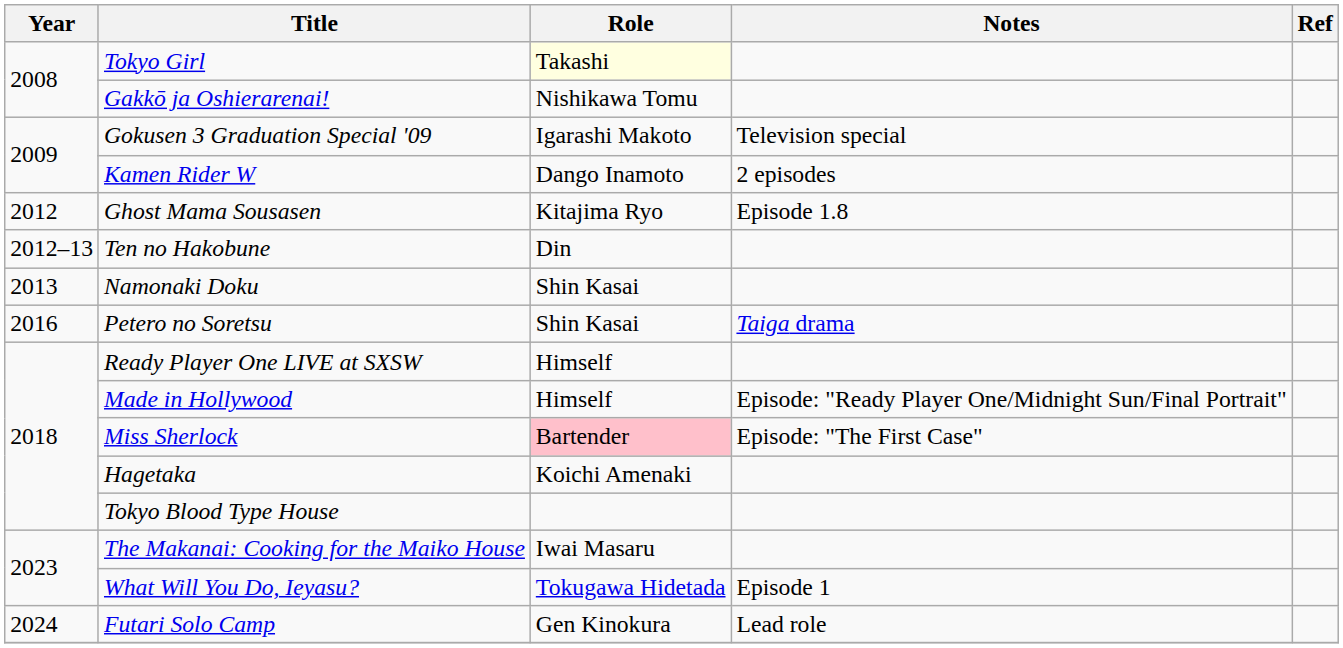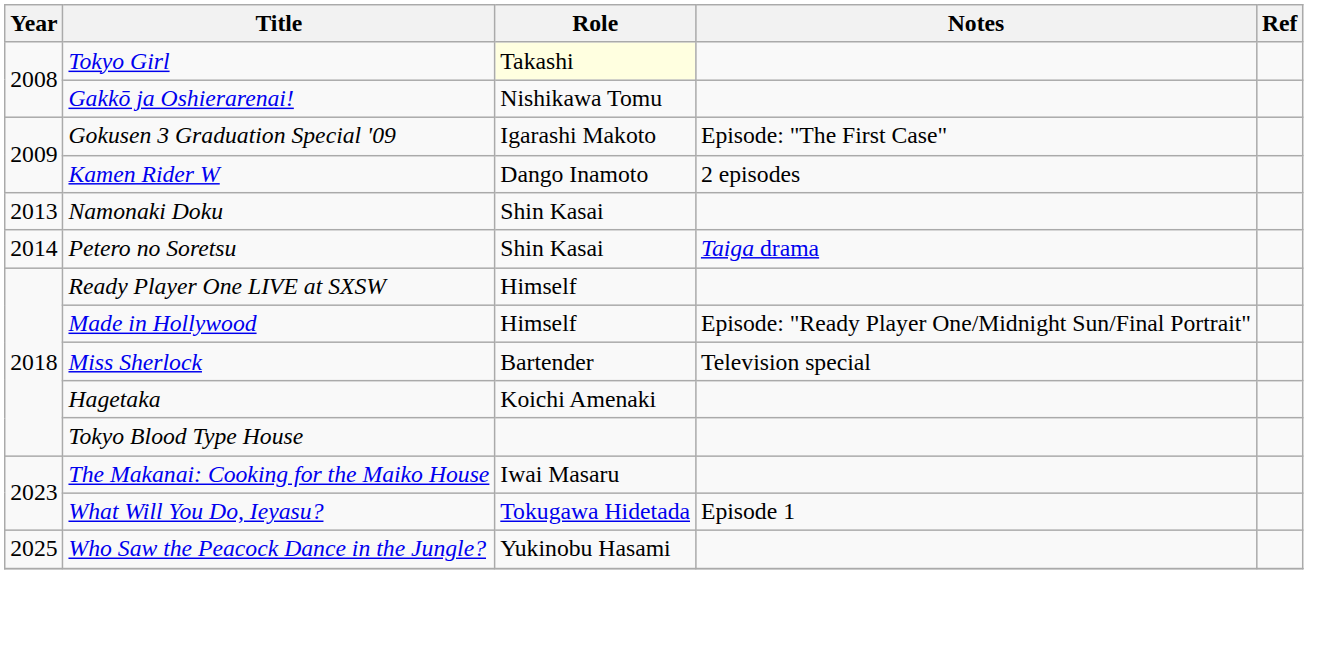(821, 135) Television special -> (824, 135) Episode: "The First Case"
- row: (213, 211)
- row: (187, 248)
(34, 323) 2016 -> (34, 248) 2014
(583, 436) pink background -> (547, 361) no background
(860, 436) Episode: "The First Case" -> (786, 361) Television special
- row: (190, 624)
+ row: (277, 549)
